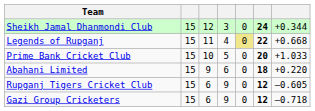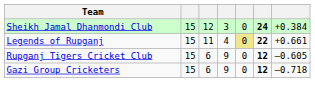(291, 26) +0.344 -> (291, 26) +0.384
(291, 41) +0.668 -> (291, 41) +0.661
- row: (69, 56)
- row: (47, 70)
